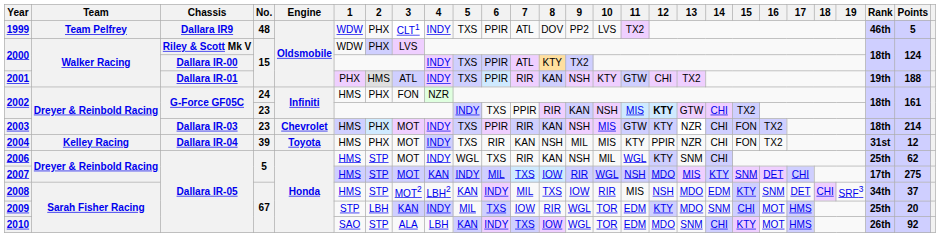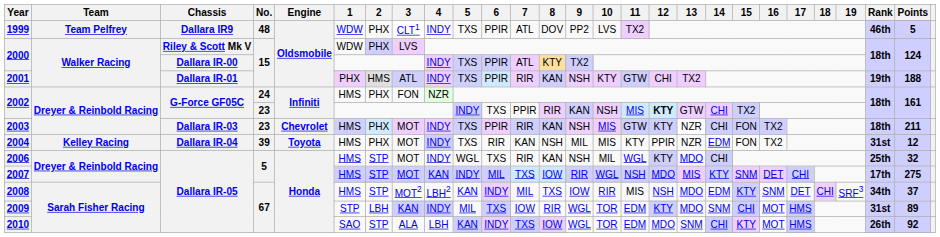(913, 127) 214 -> (913, 127) 211
(719, 143) CHI -> (719, 143) EDM
(691, 159) SNM -> (691, 159) MDO
(913, 159) 62 -> (913, 159) 32
(880, 209) 25th -> (880, 209) 31st
(913, 209) 20 -> (913, 209) 89
